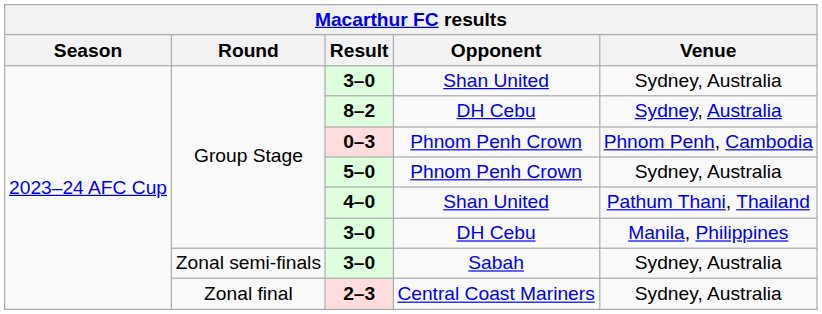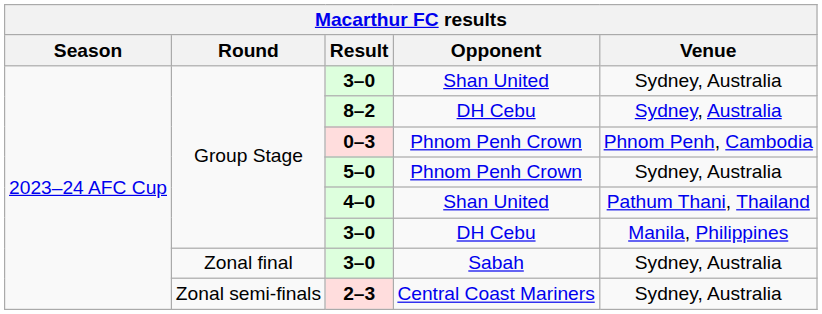(248, 263) Zonal semi-finals -> (248, 263) Zonal final
(248, 293) Zonal final -> (248, 293) Zonal semi-finals
